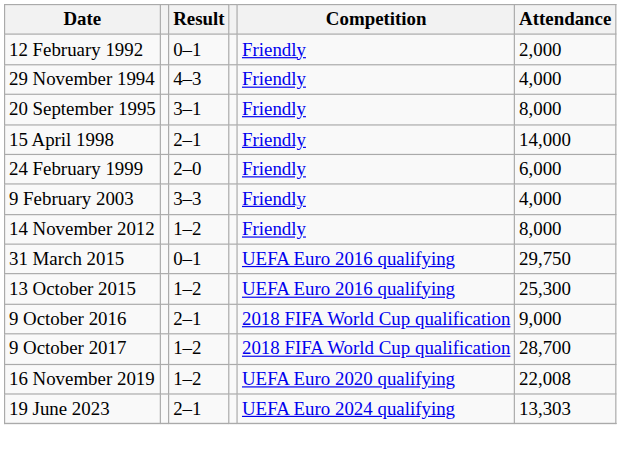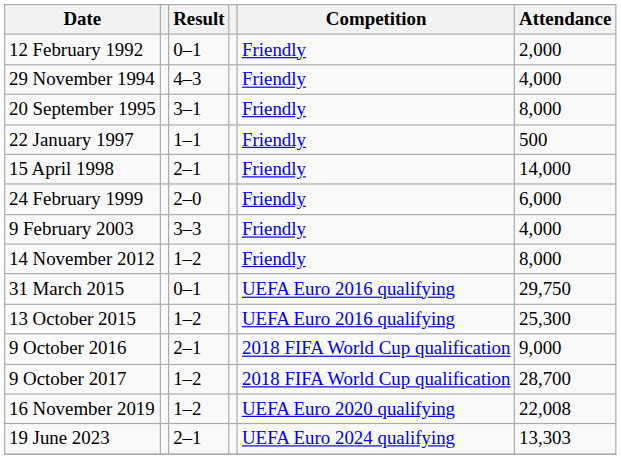+ row: (71, 139)
